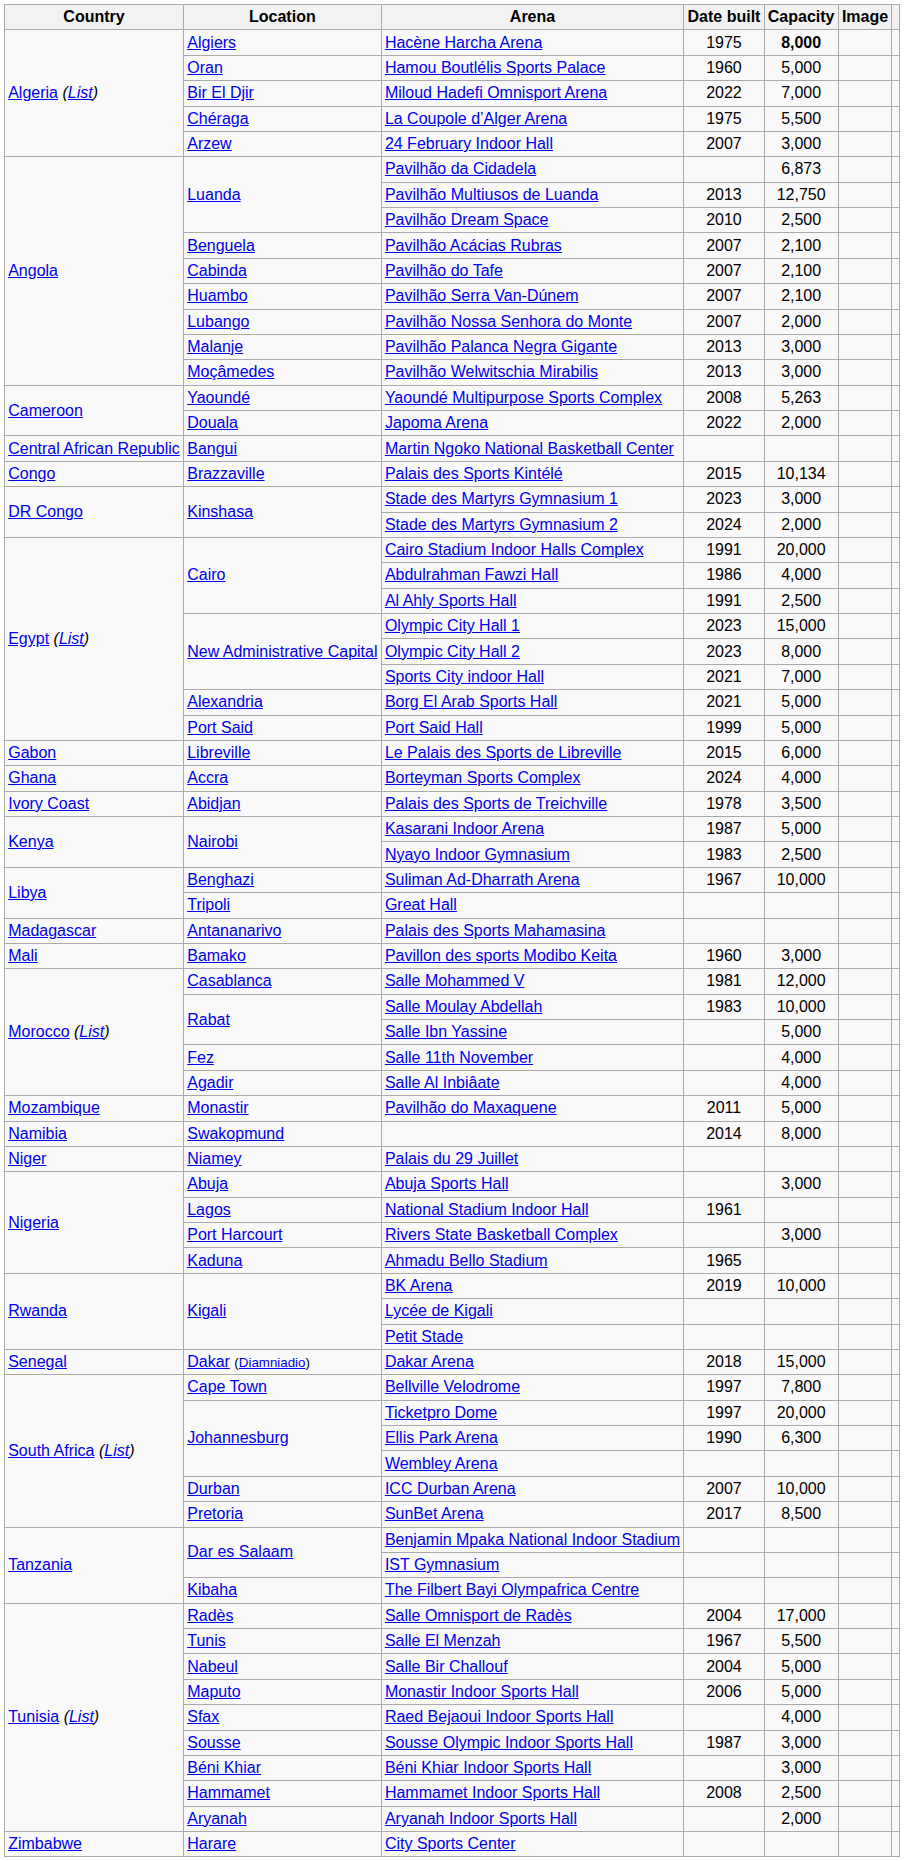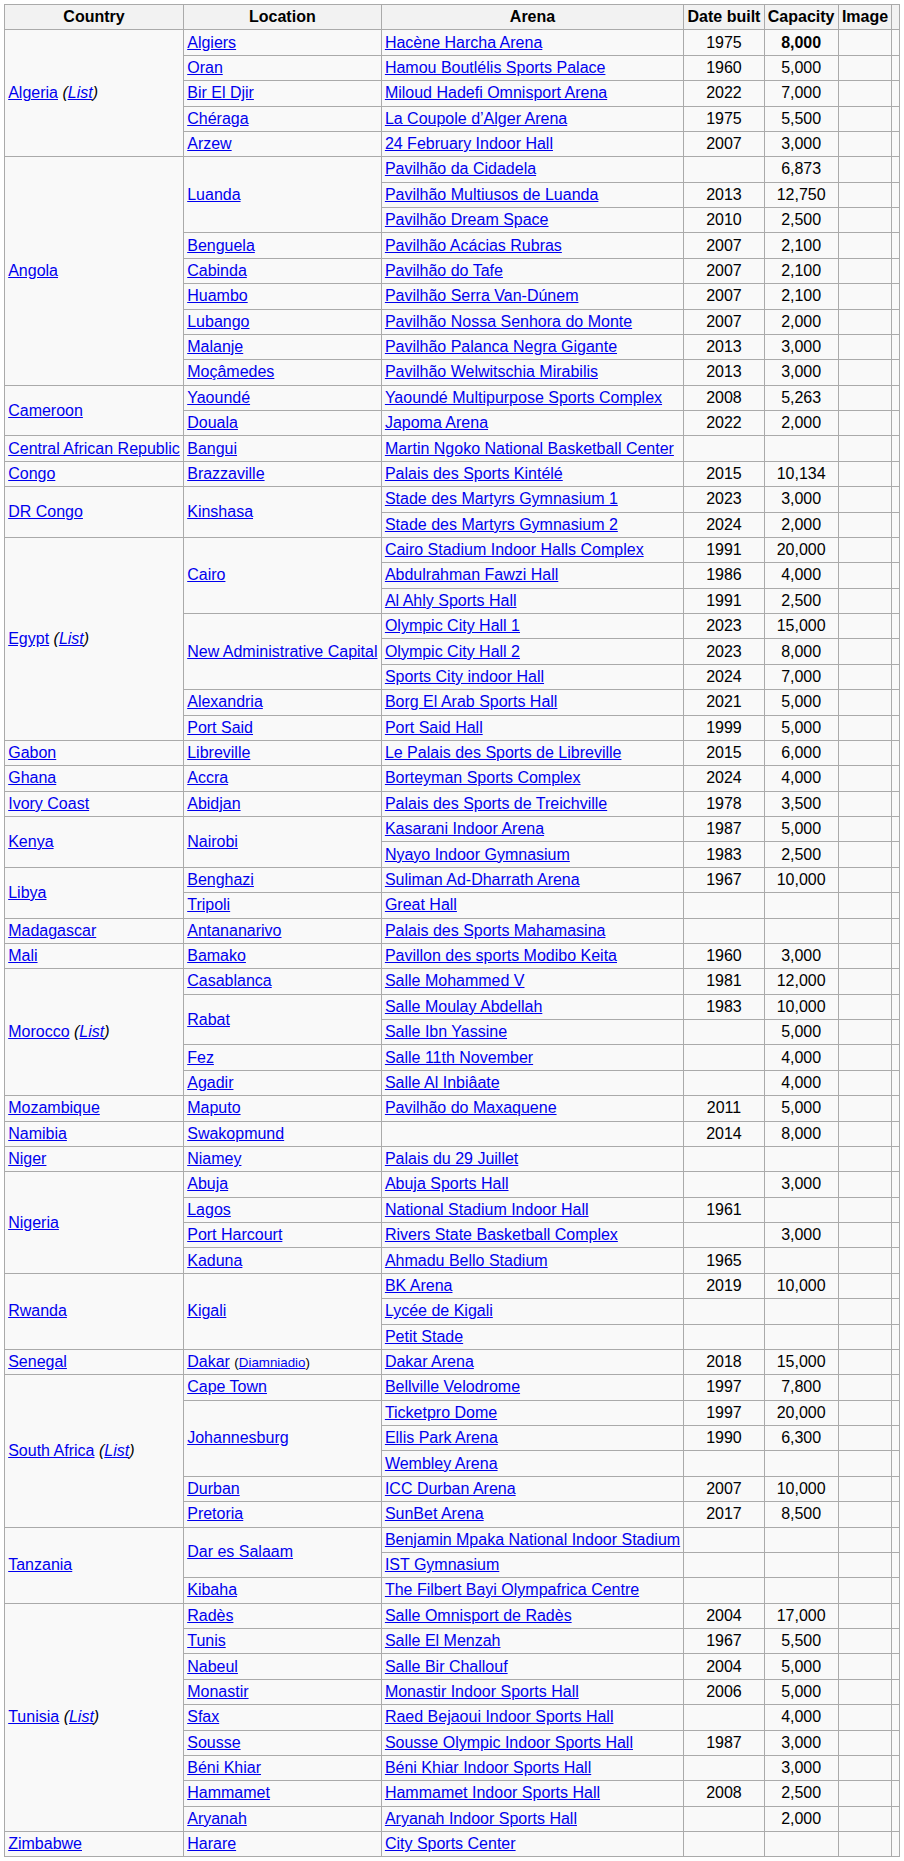(724, 676) 2021 -> (724, 676) 2024
(218, 1108) Monastir -> (214, 1108) Maputo
(214, 1691) Maputo -> (218, 1691) Monastir
